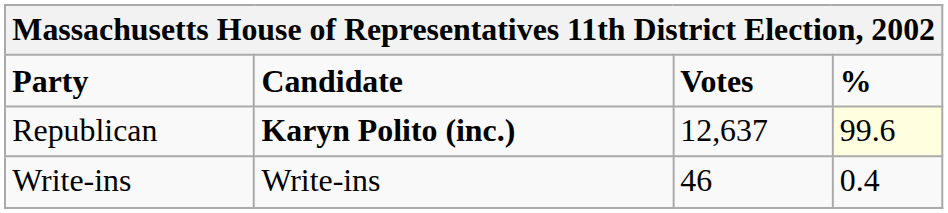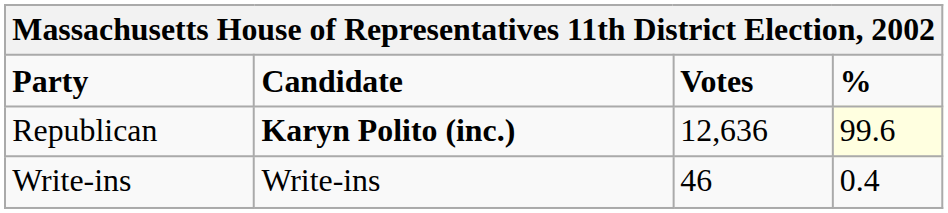(724, 130) 12,637 -> (724, 130) 12,636
